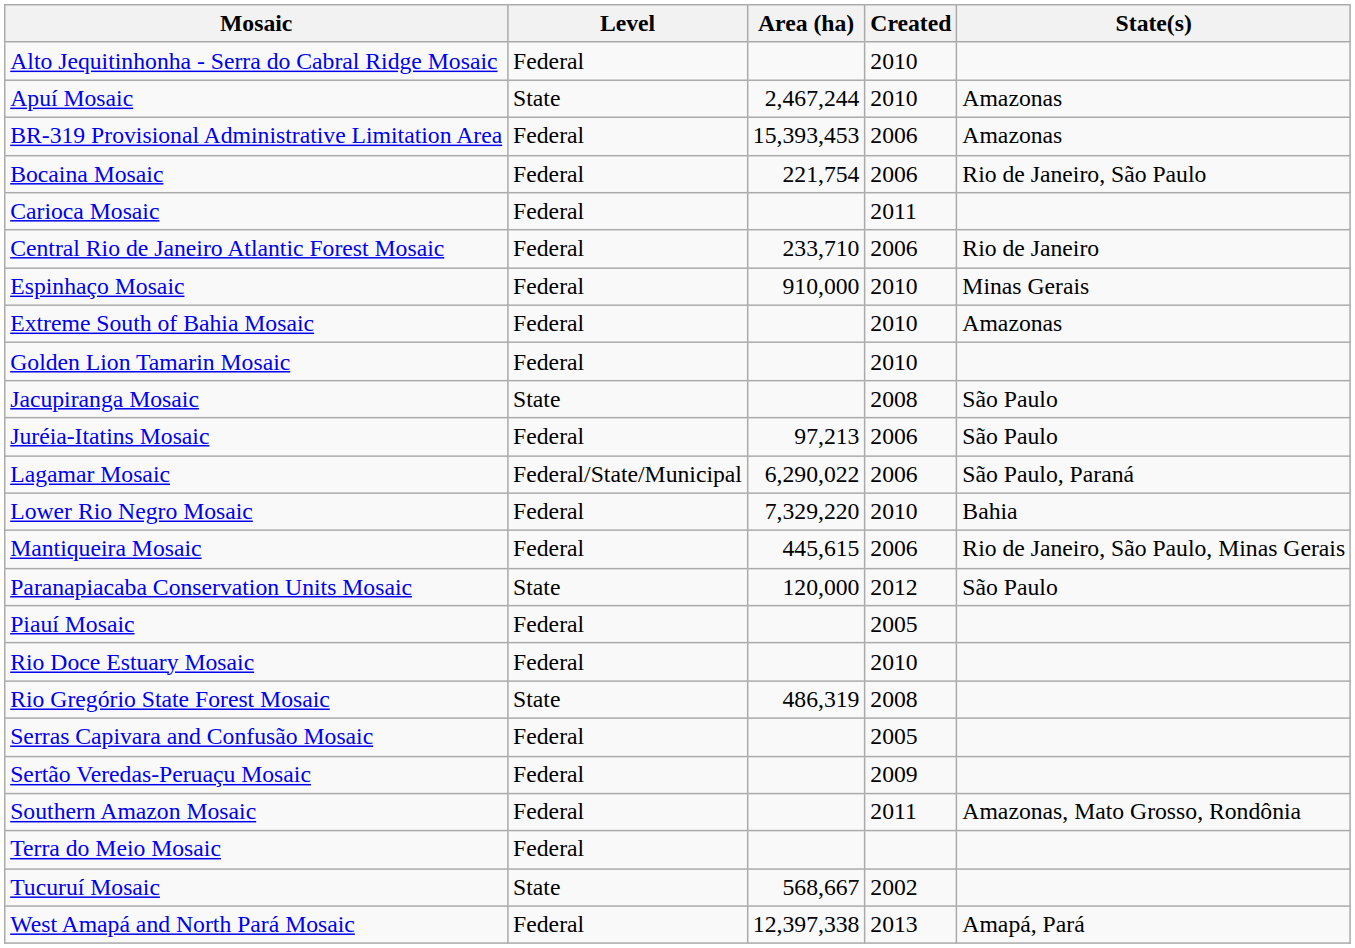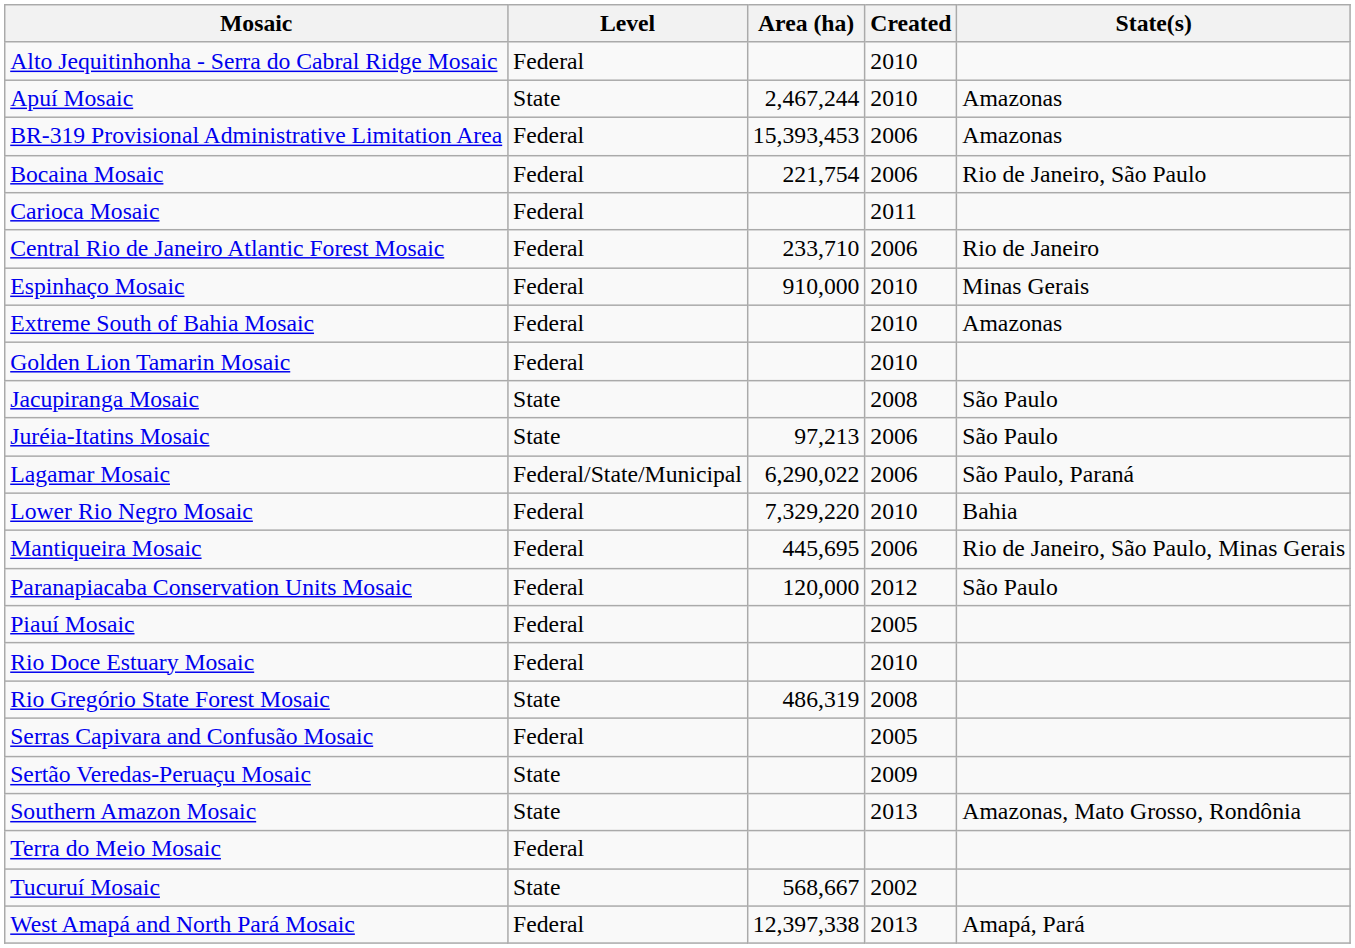(549, 436) Federal -> (537, 436) State
(821, 549) 445,615 -> (821, 549) 445,695
(537, 586) State -> (549, 586) Federal
(549, 774) Federal -> (537, 774) State
(549, 811) Federal -> (537, 811) State
(894, 811) 2011 -> (894, 811) 2013
